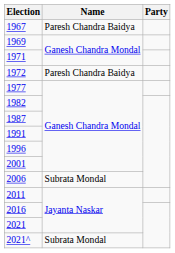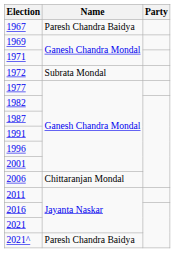(90, 73) Paresh Chandra Baidya -> (75, 73) Subrata Mondal
(75, 179) Subrata Mondal -> (84, 179) Chittaranjan Mondal
(75, 240) Subrata Mondal -> (90, 240) Paresh Chandra Baidya
